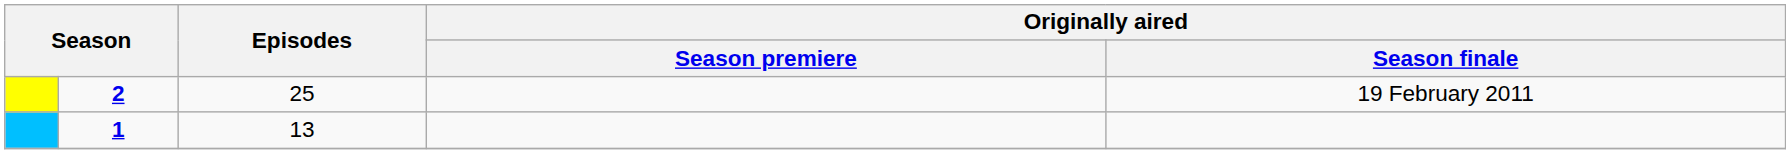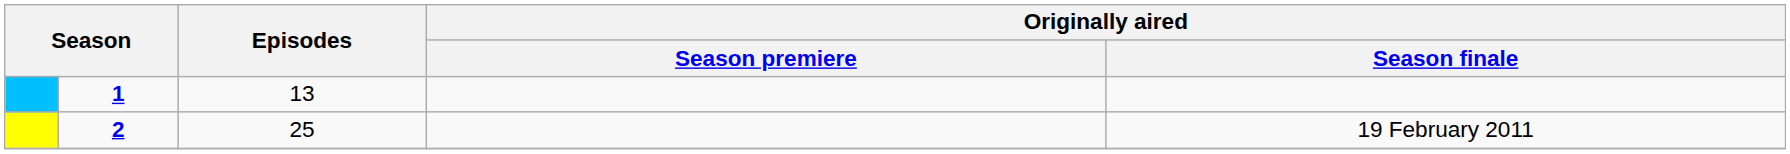rows swapped: (118, 129) <-> (118, 93)
